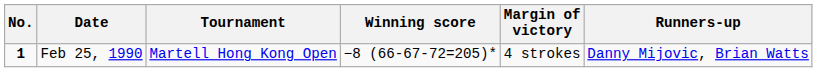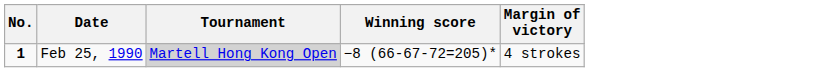- column: (698, 24)
(243, 55) no background -> (243, 55) lightgrey background
